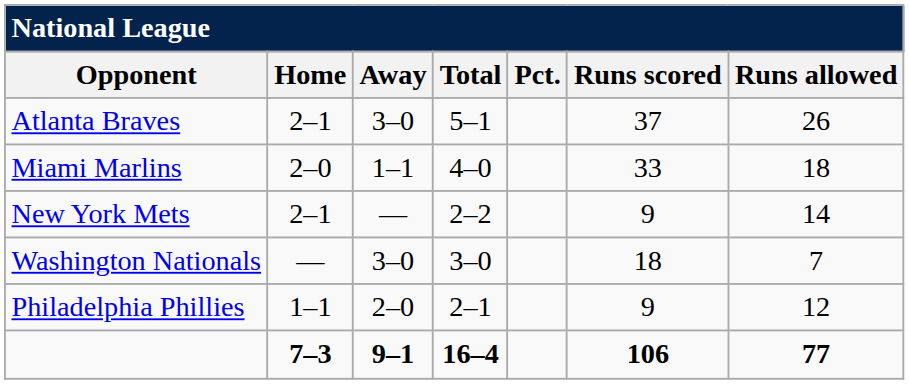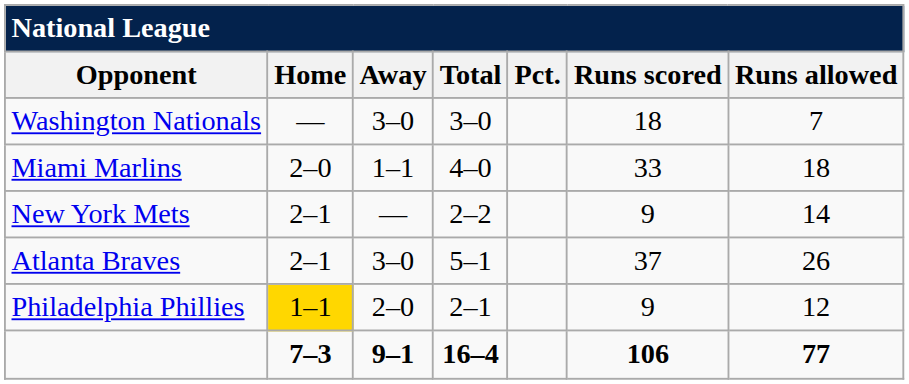rows swapped: (96, 121) <-> (136, 261)
(310, 307) no background -> (310, 307) gold background
